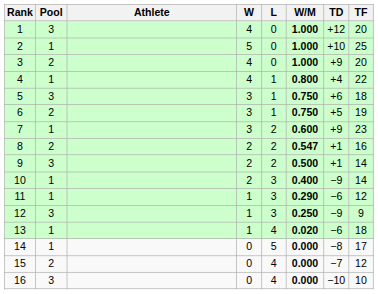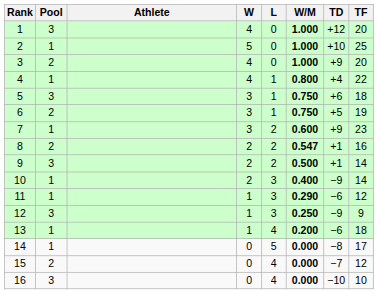(305, 230) 0.020 -> (305, 230) 0.200
